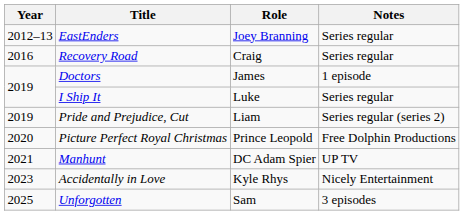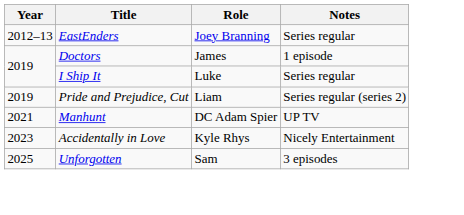- row: (98, 55)
- row: (143, 138)
